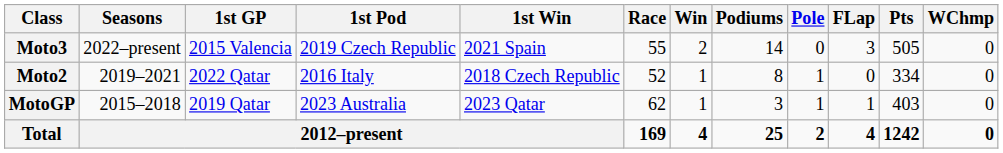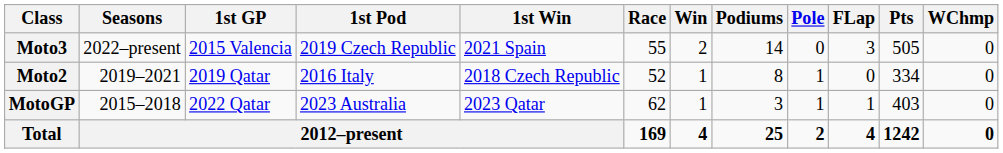(230, 76) 2022 Qatar -> (230, 76) 2019 Qatar
(230, 104) 2019 Qatar -> (230, 104) 2022 Qatar
